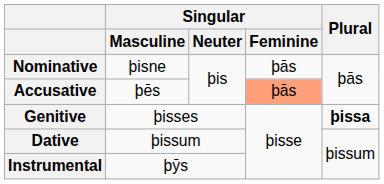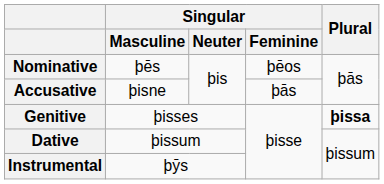(147, 66) þisne -> (147, 66) þēs
(284, 66) þās -> (284, 66) þēos
(147, 91) þēs -> (147, 91) þisne
(284, 91) lightsalmon background -> (284, 91) no background
